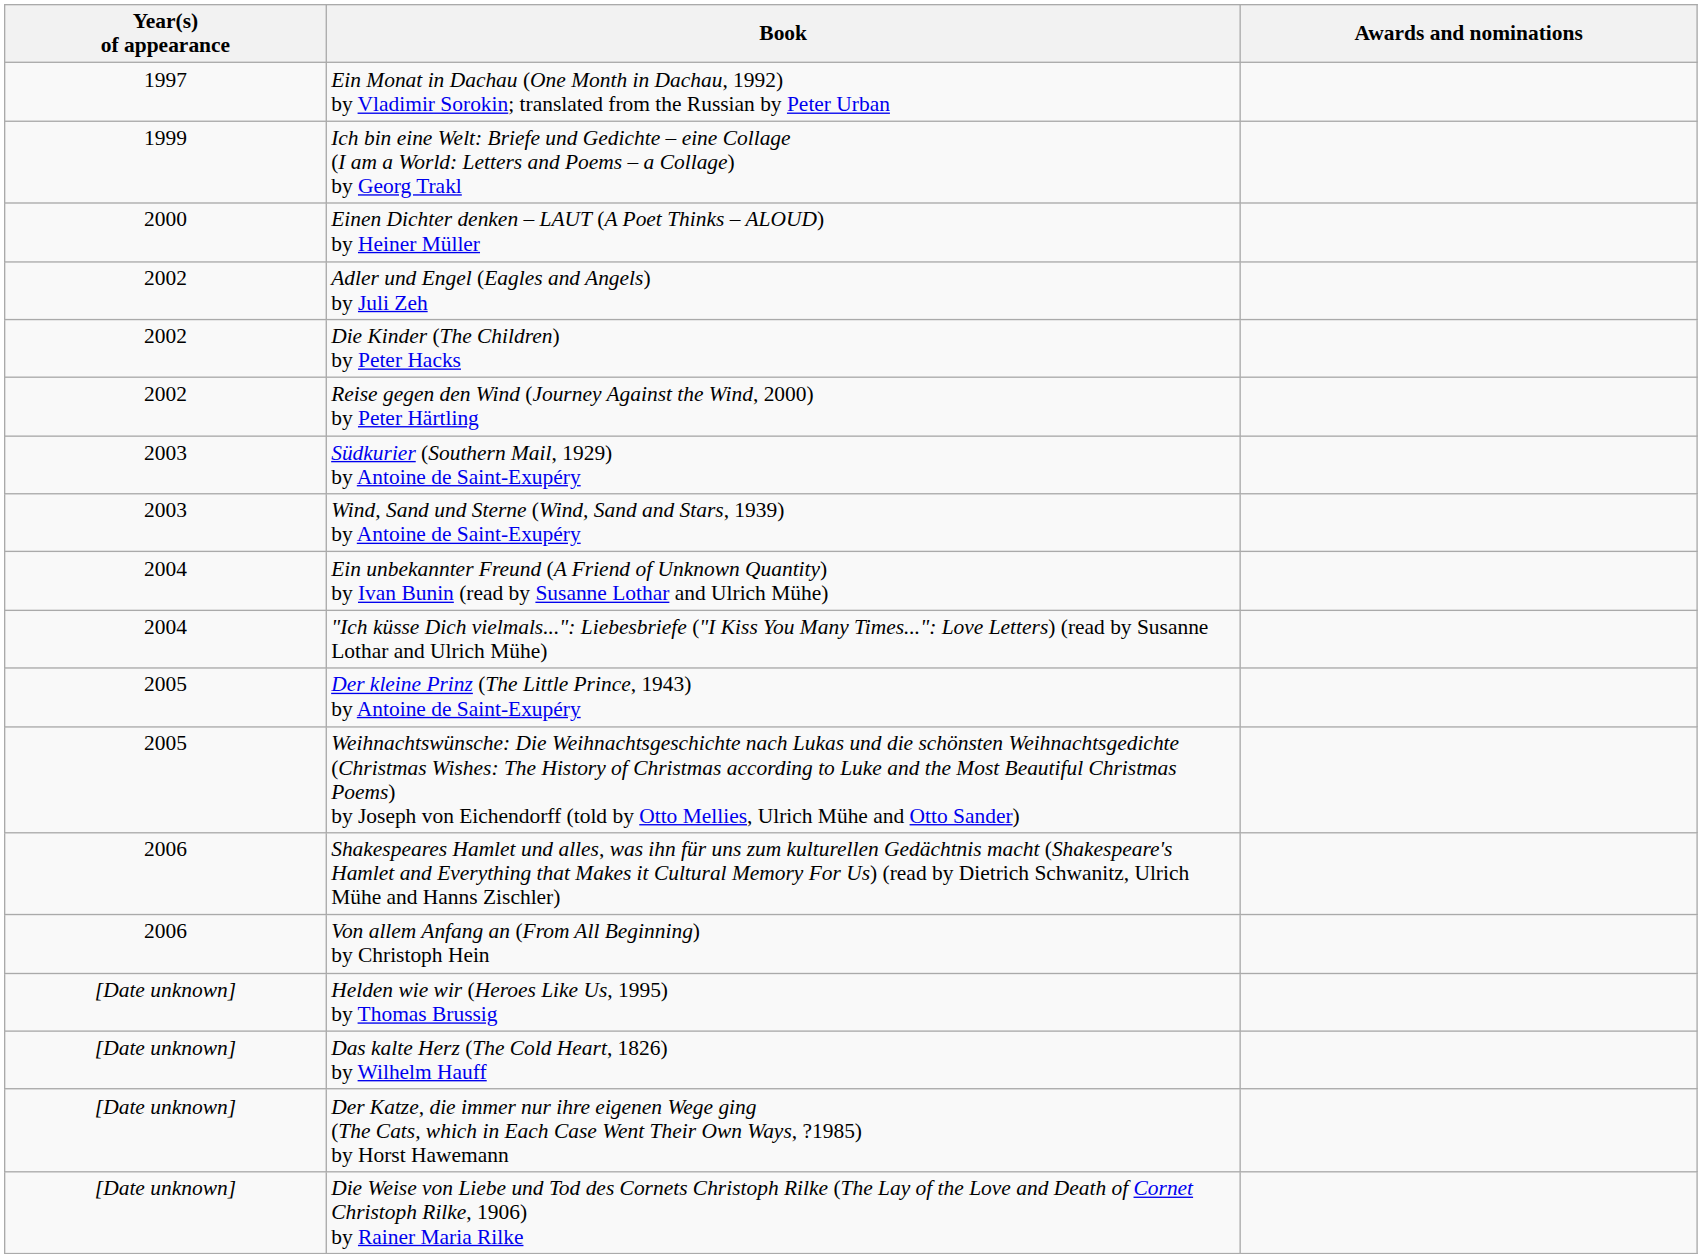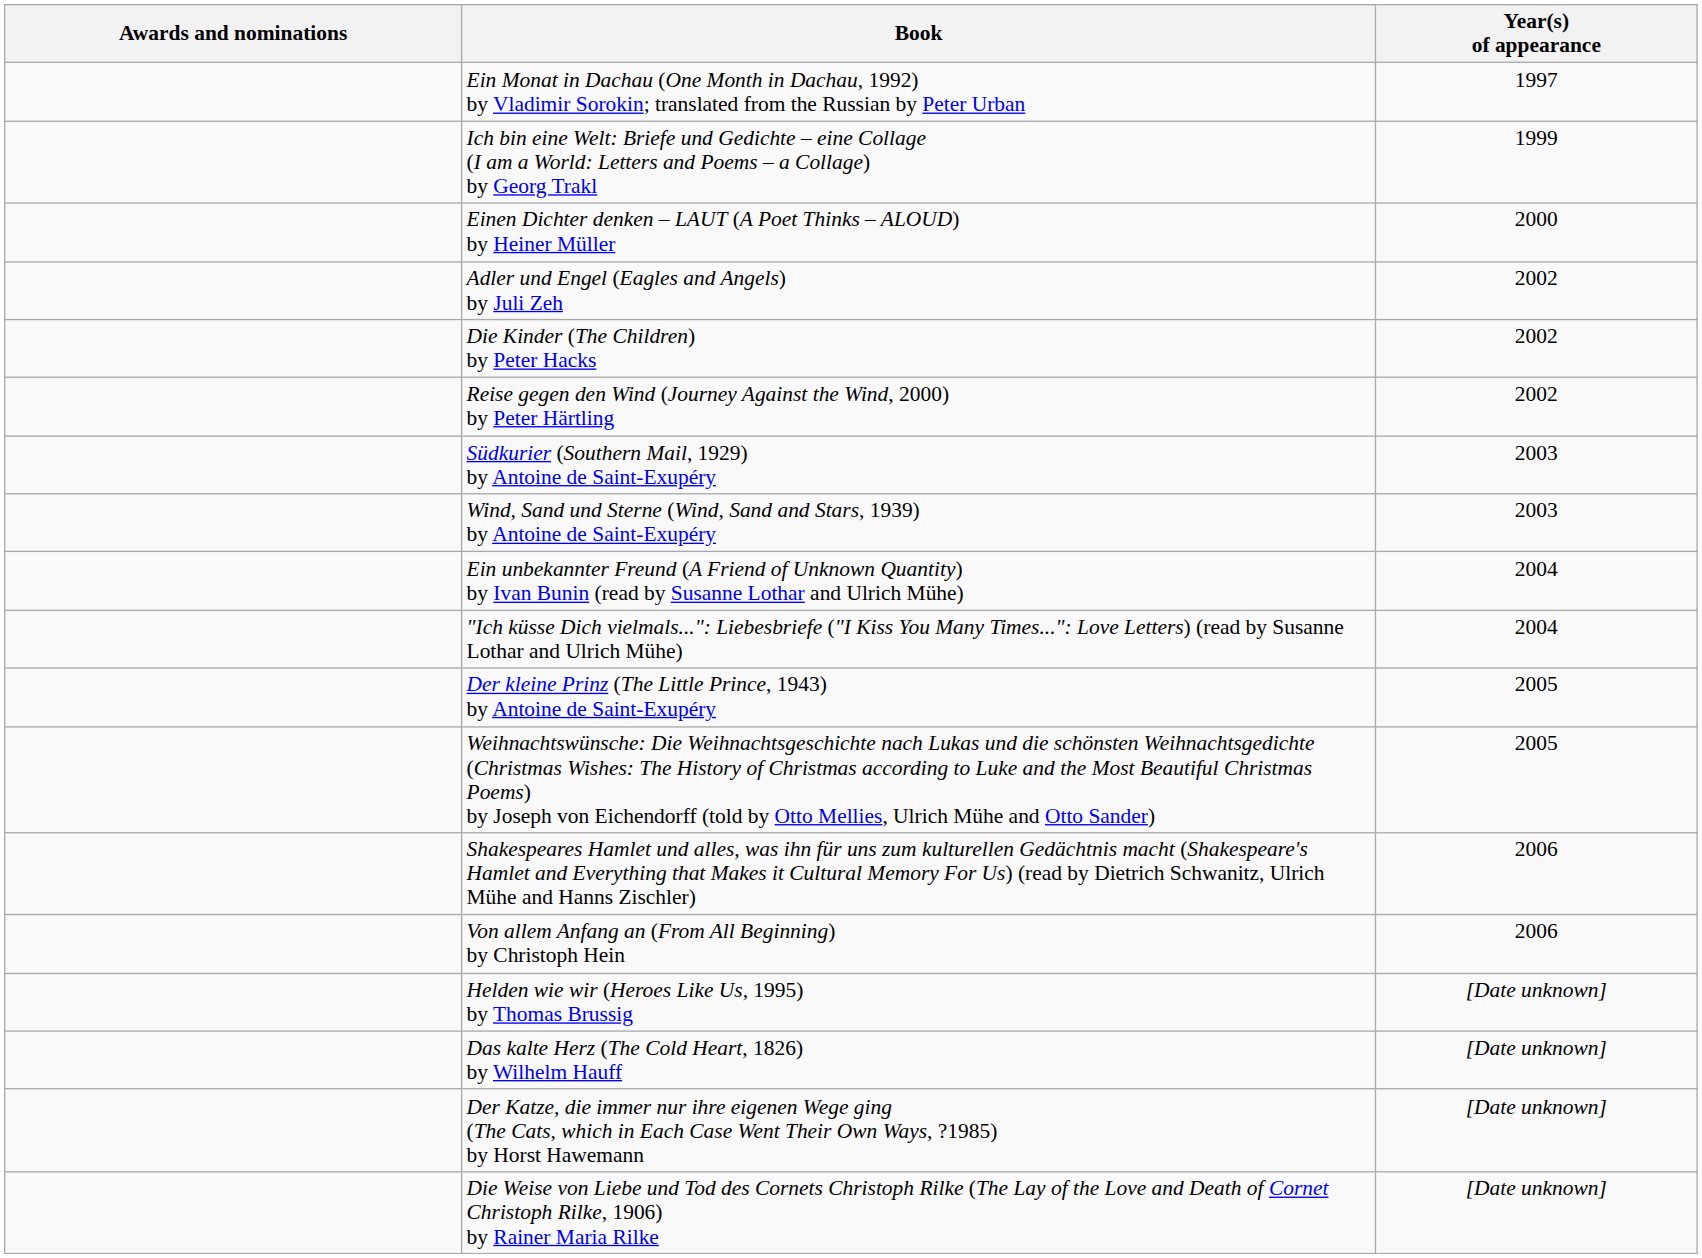columns swapped: (165, 33) <-> (1469, 33)
